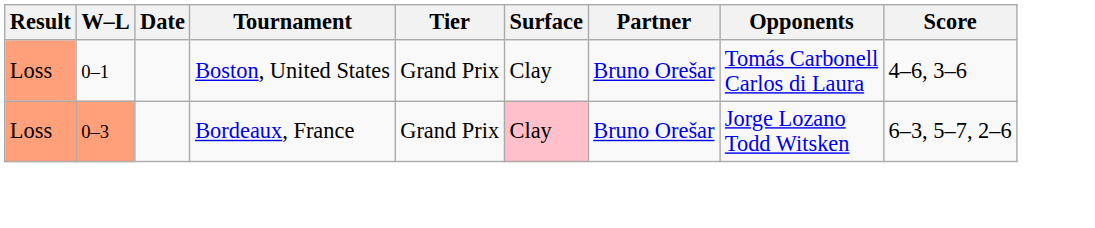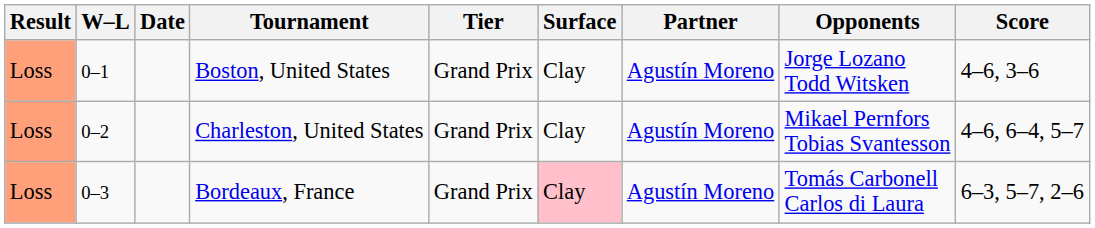(654, 70) Bruno Orešar -> (701, 70) Agustín Moreno
(801, 70) Tomás Carbonell Carlos di Laura -> (847, 70) Jorge Lozano Todd Witsken
+ row: (309, 131)
(95, 132) lightsalmon background -> (95, 193) no background
(654, 131) Bruno Orešar -> (701, 191) Agustín Moreno
(787, 131) Jorge Lozano Todd Witsken -> (861, 191) Tomás Carbonell Carlos di Laura
